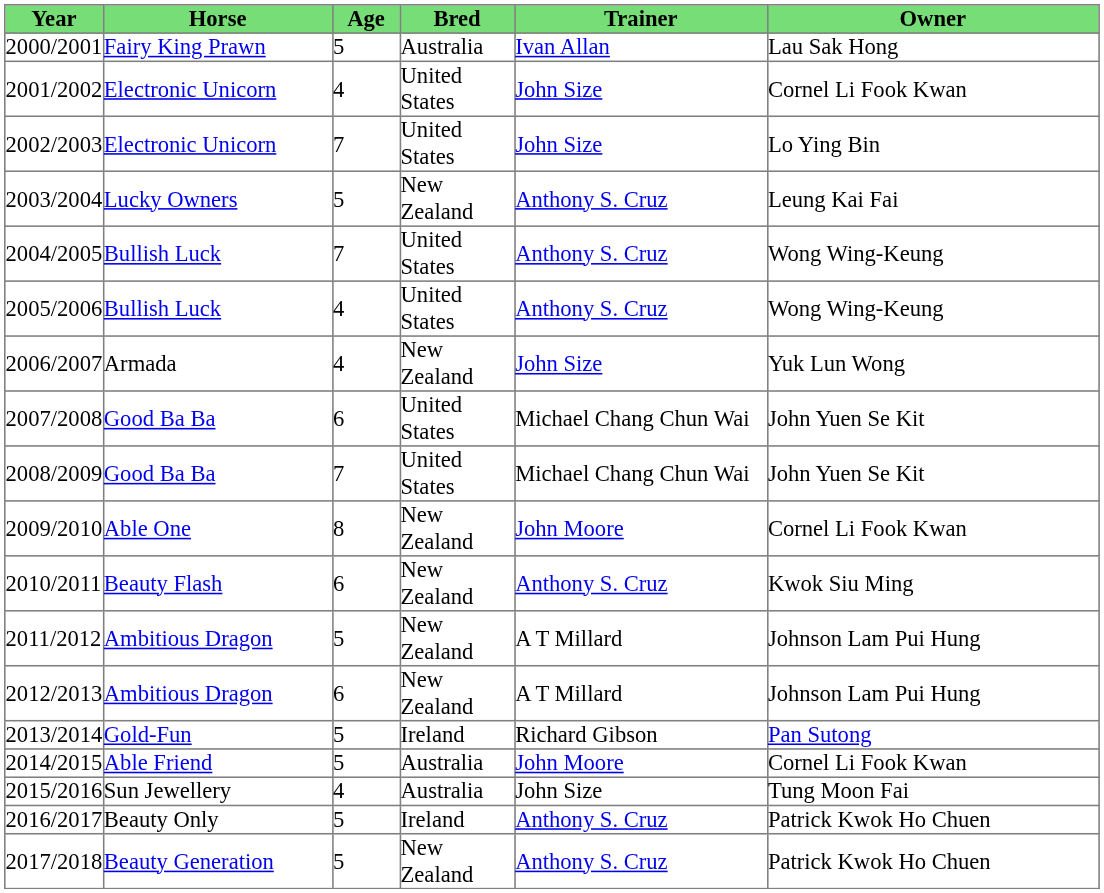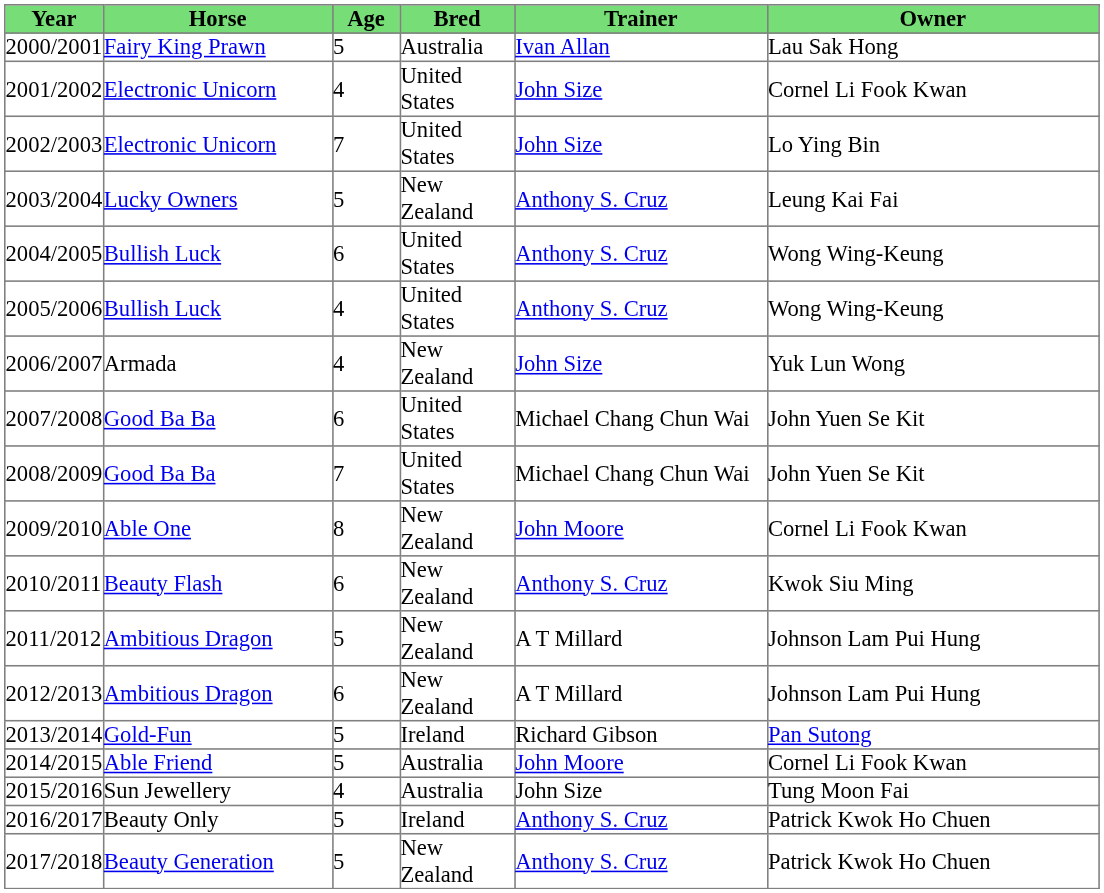(339, 253) 7 -> (339, 253) 6
